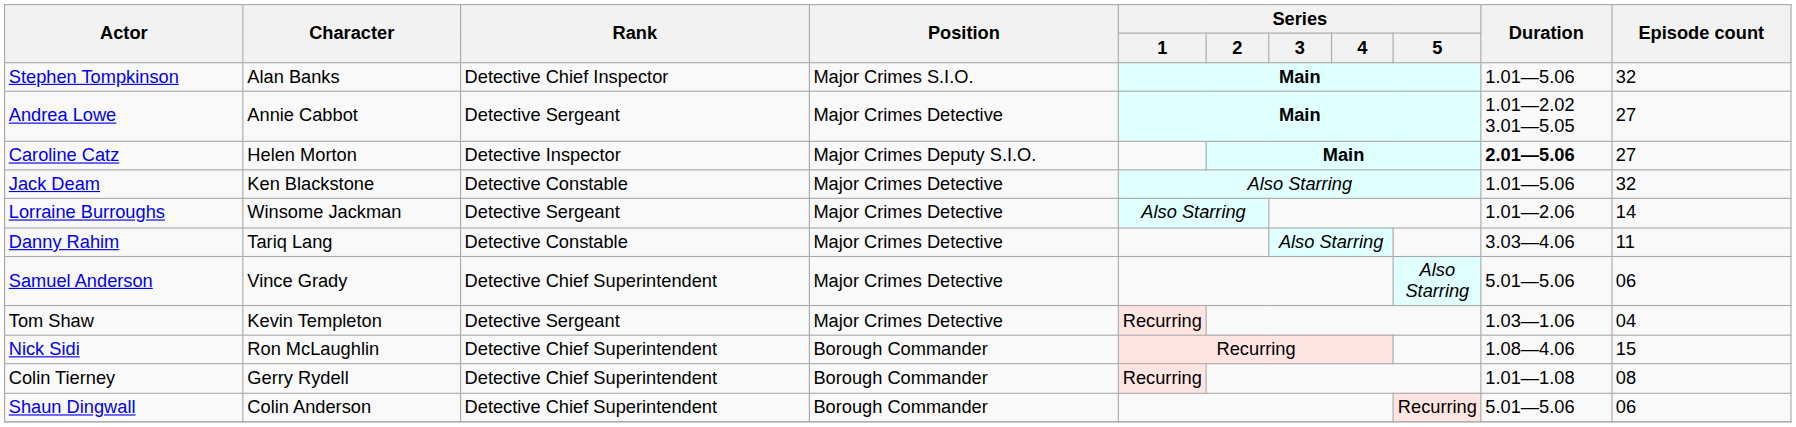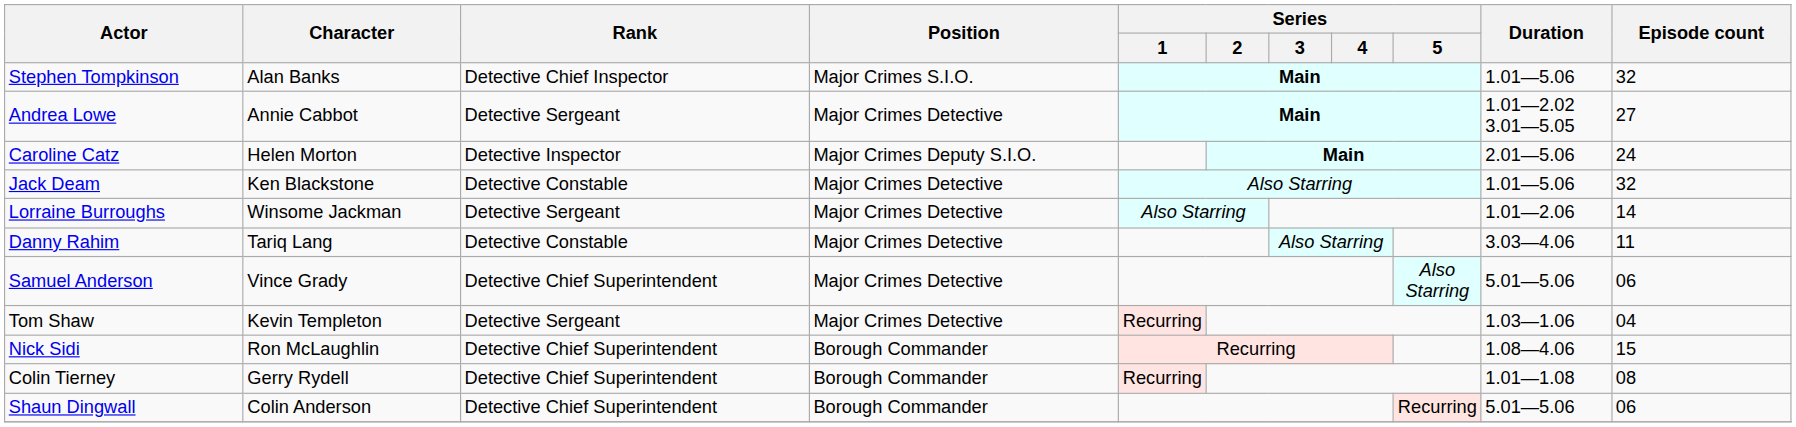(1530, 155) bold -> (1530, 155) normal
(1626, 155) 27 -> (1626, 155) 24
